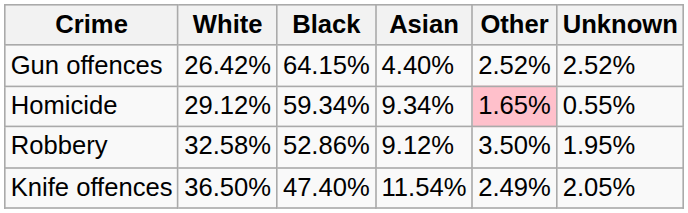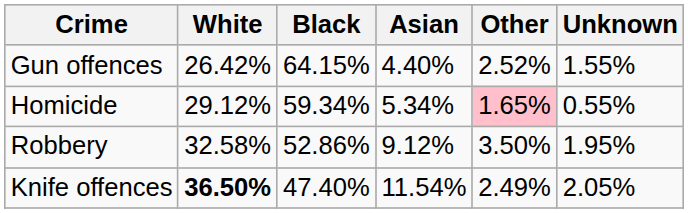(599, 65) 2.52% -> (599, 65) 1.55%
(418, 106) 9.34% -> (418, 106) 5.34%
(228, 187) normal -> (228, 187) bold
